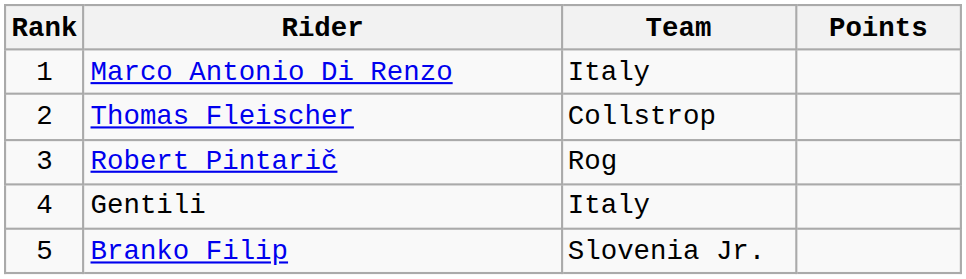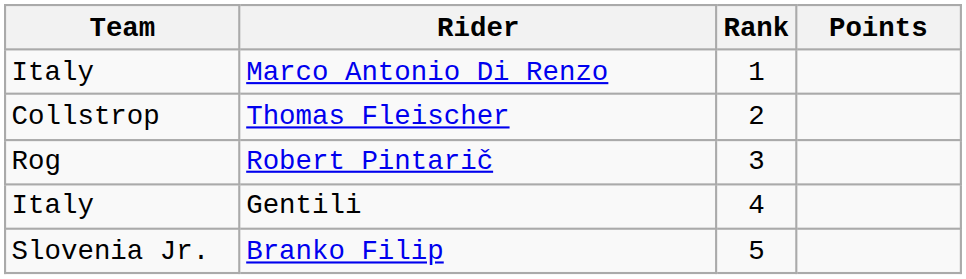columns swapped: (45, 27) <-> (679, 27)
